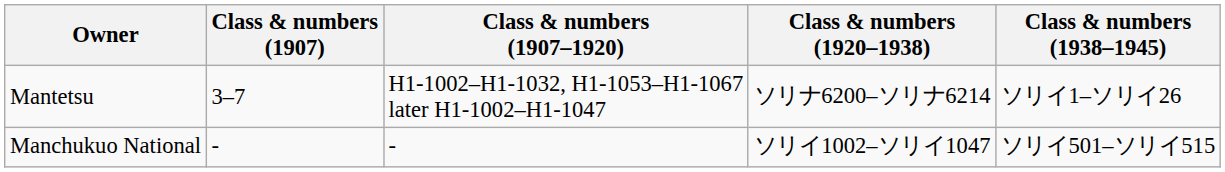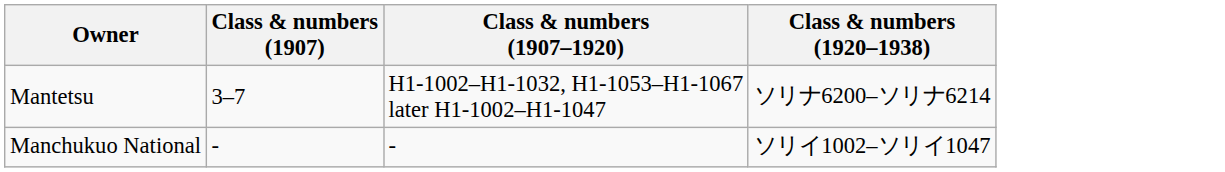- column: (1108, 35)
